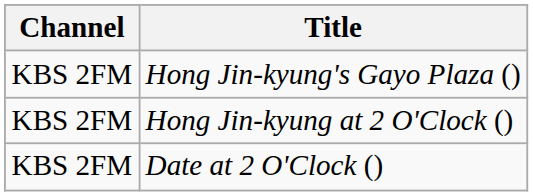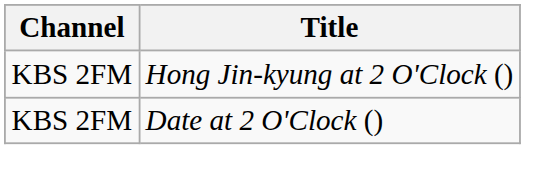- row: (333, 73)
